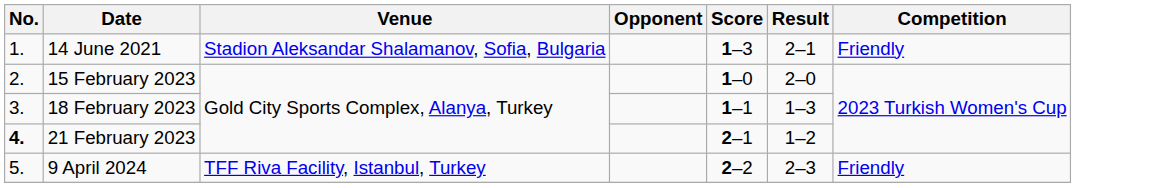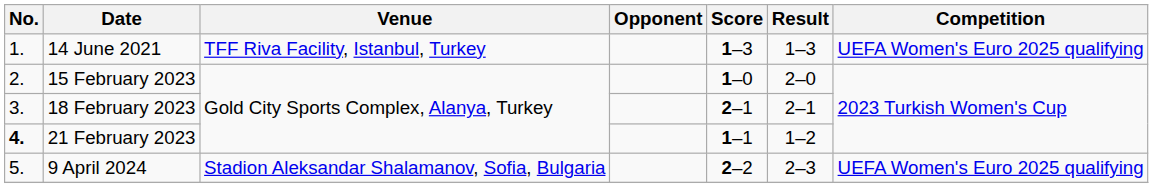(405, 49) Stadion Aleksandar Shalamanov, Sofia, Bulgaria -> (345, 49) TFF Riva Facility, Istanbul, Turkey
(800, 49) 2–1 -> (800, 49) 1–3
(871, 49) Friendly -> (991, 49) UEFA Women's Euro 2025 qualifying
(737, 108) 1–1 -> (737, 108) 2–1
(800, 108) 1–3 -> (800, 108) 2–1
(737, 138) 2–1 -> (737, 138) 1–1
(345, 167) TFF Riva Facility, Istanbul, Turkey -> (405, 167) Stadion Aleksandar Shalamanov, Sofia, Bulgaria
(871, 167) Friendly -> (991, 167) UEFA Women's Euro 2025 qualifying
